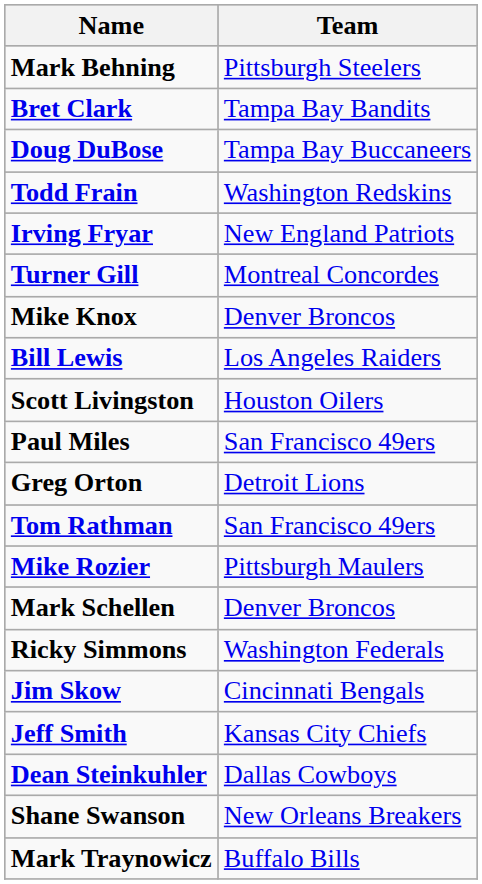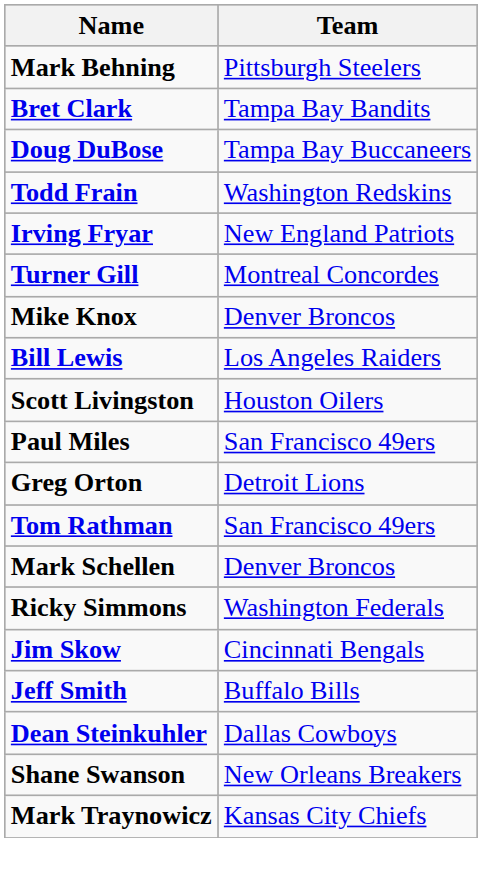- row: (80, 566)
(325, 732) Kansas City Chiefs -> (292, 691) Buffalo Bills
(292, 857) Buffalo Bills -> (325, 815) Kansas City Chiefs
